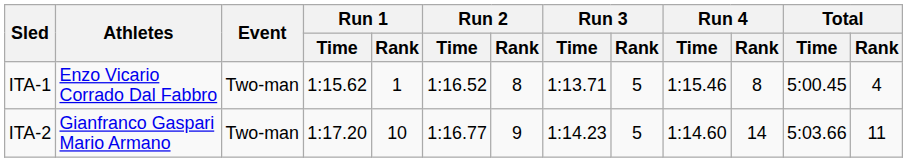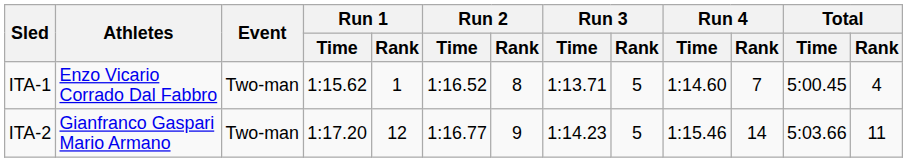(697, 85) 1:15.46 -> (697, 85) 1:14.60
(757, 85) 8 -> (757, 85) 7
(397, 134) 10 -> (397, 134) 12
(697, 134) 1:14.60 -> (697, 134) 1:15.46
